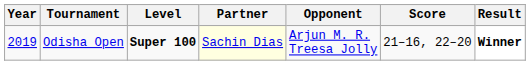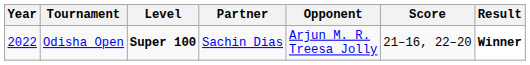(22, 43) 2019 -> (22, 43) 2022
(243, 43) lightyellow background -> (243, 43) no background
